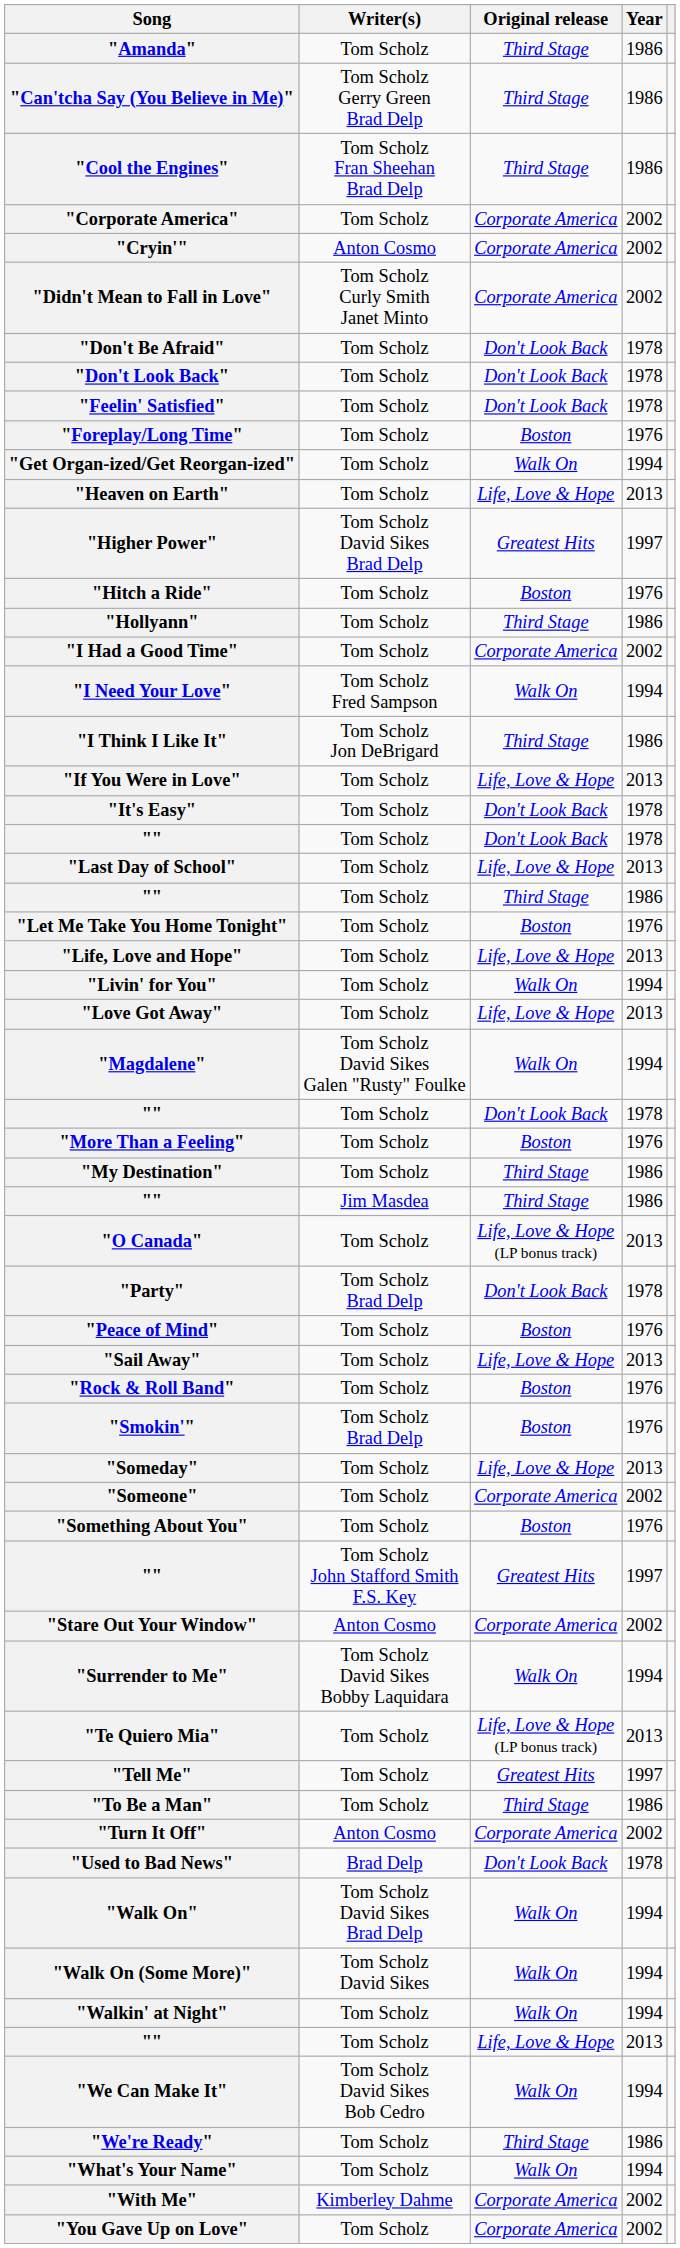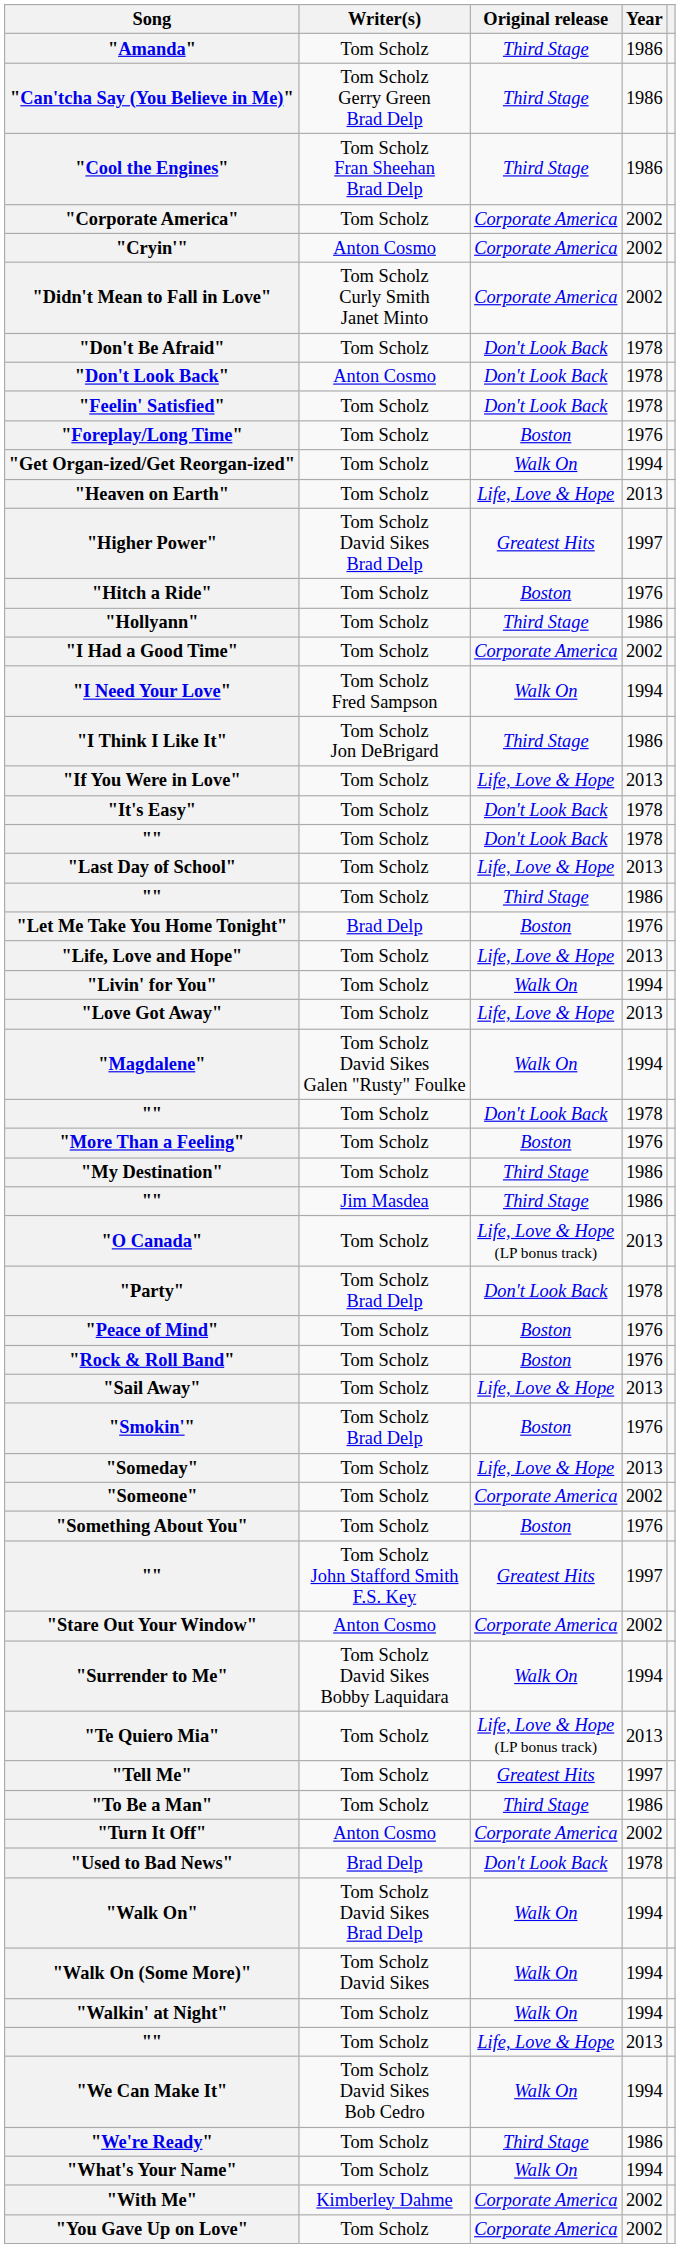(385, 376) Tom Scholz -> (385, 376) Anton Cosmo
(385, 926) Tom Scholz -> (385, 926) Brad Delp
rows swapped: (152, 1388) <-> (152, 1359)
